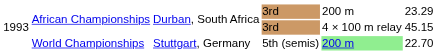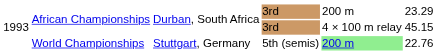(419, 43) 22.70 -> (419, 43) 22.76
